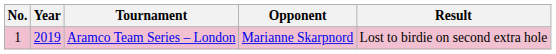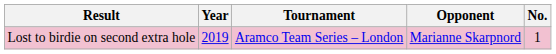columns swapped: (18, 15) <-> (453, 15)
